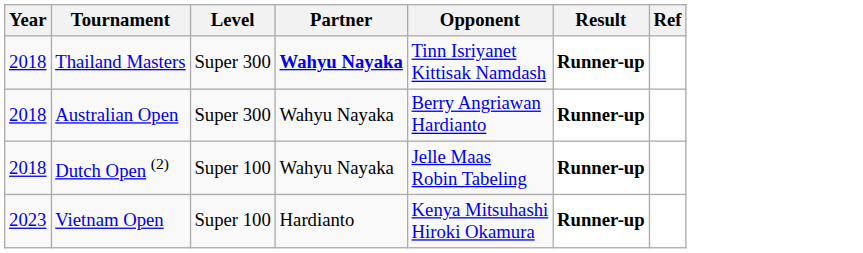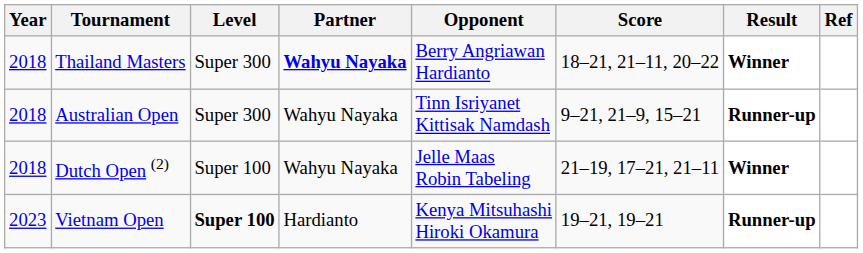+ column: (640, 20)
(479, 62) Tinn Isriyanet Kittisak Namdash -> (480, 62) Berry Angriawan Hardianto
(601, 62) Runner-up -> (758, 62) Winner
(476, 115) Berry Angriawan Hardianto -> (483, 115) Tinn Isriyanet Kittisak Namdash
(601, 168) Runner-up -> (758, 168) Winner
(233, 221) normal -> (235, 221) bold
